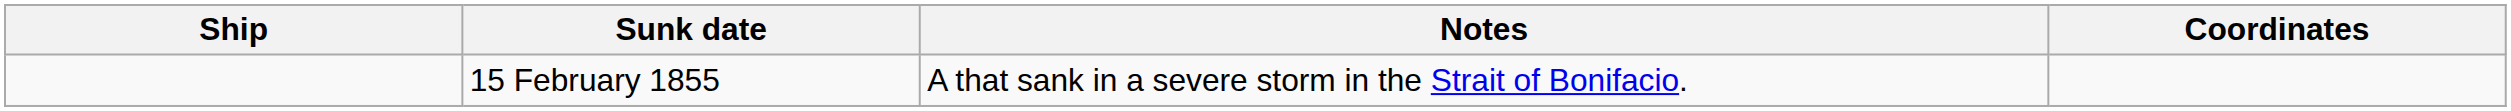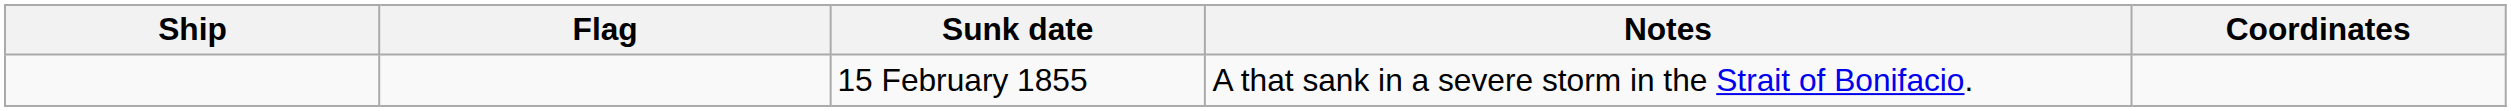+ column: (605, 29)
